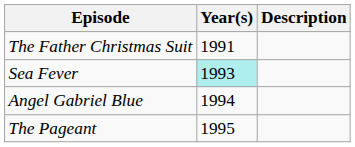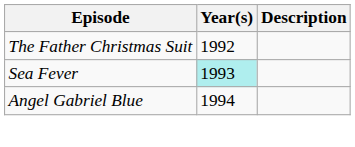(218, 45) 1991 -> (218, 45) 1992
- row: (52, 127)
